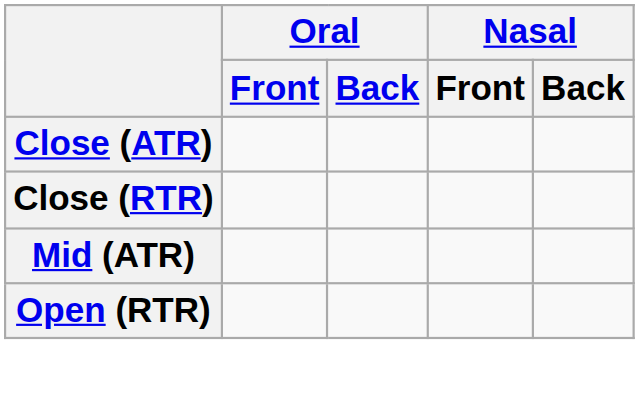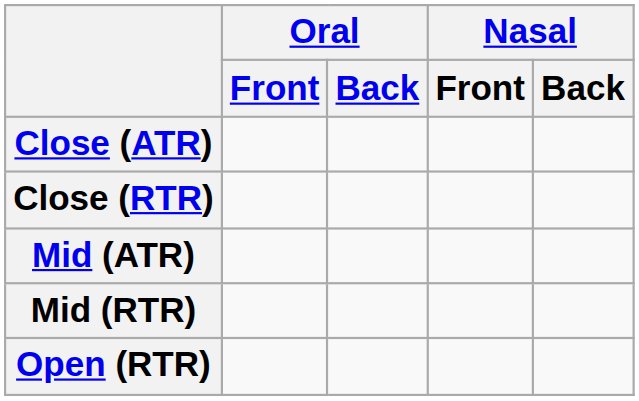+ row: (113, 310)
